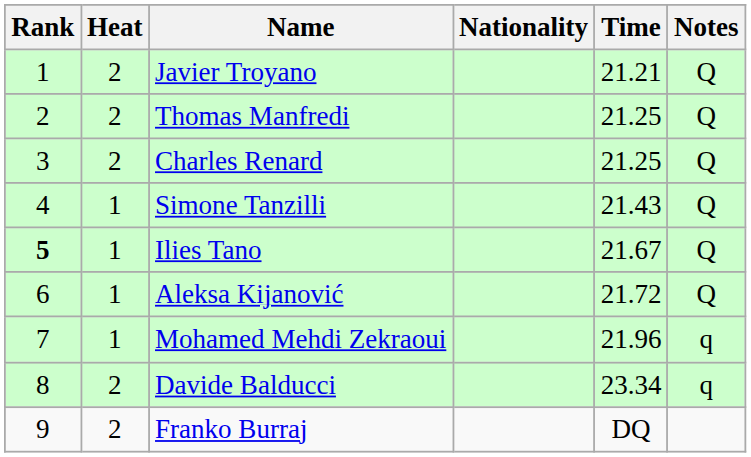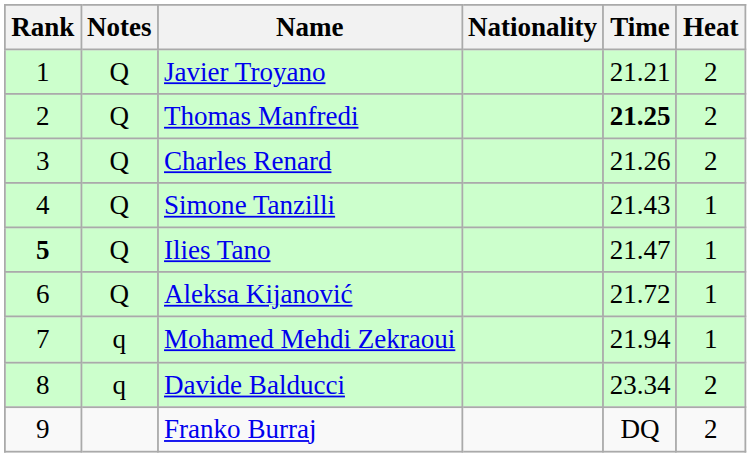columns swapped: (115, 26) <-> (706, 26)
(631, 116) normal -> (640, 116) bold
(631, 160) 21.25 -> (640, 160) 21.26
(631, 250) 21.67 -> (640, 250) 21.47
(631, 339) 21.96 -> (640, 339) 21.94
